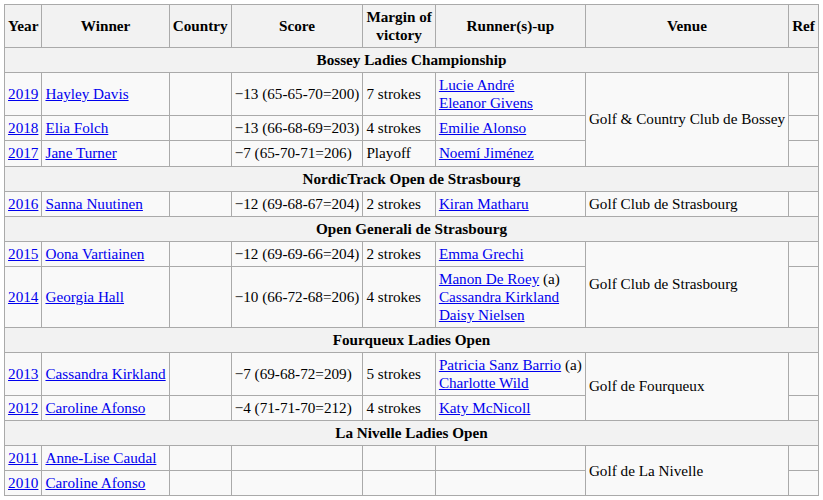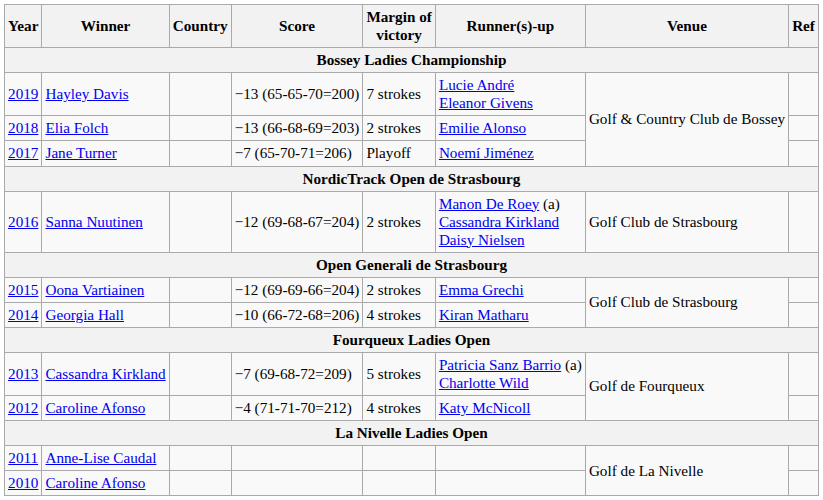(394, 128) 4 strokes -> (394, 128) 2 strokes
(484, 203) Kiran Matharu -> (499, 221) Manon De Roey (a) Cassandra Kirkland Daisy Nielsen
(499, 296) Manon De Roey (a) Cassandra Kirkland Daisy Nielsen -> (484, 314) Kiran Matharu
